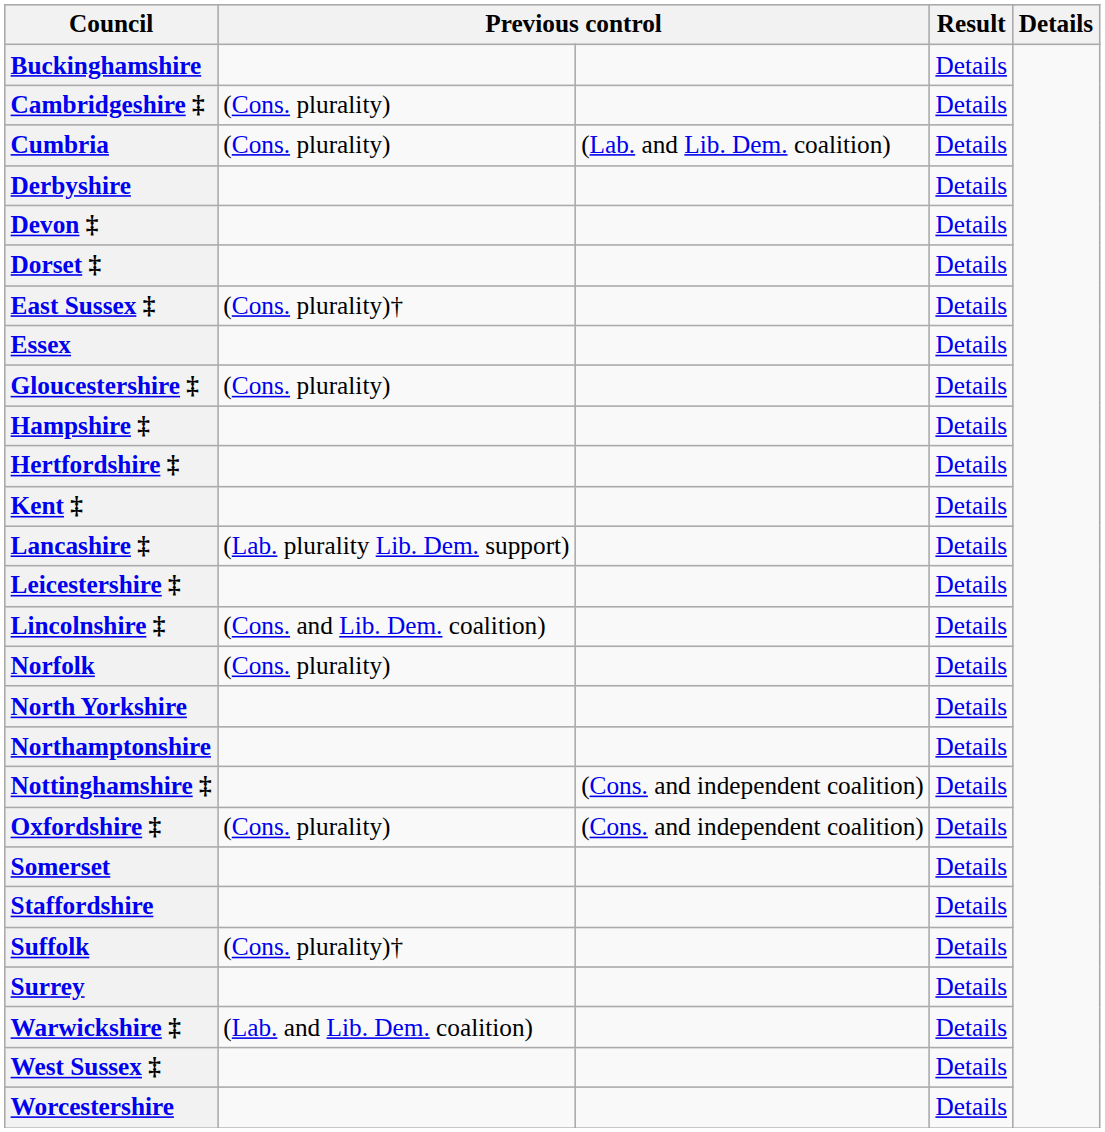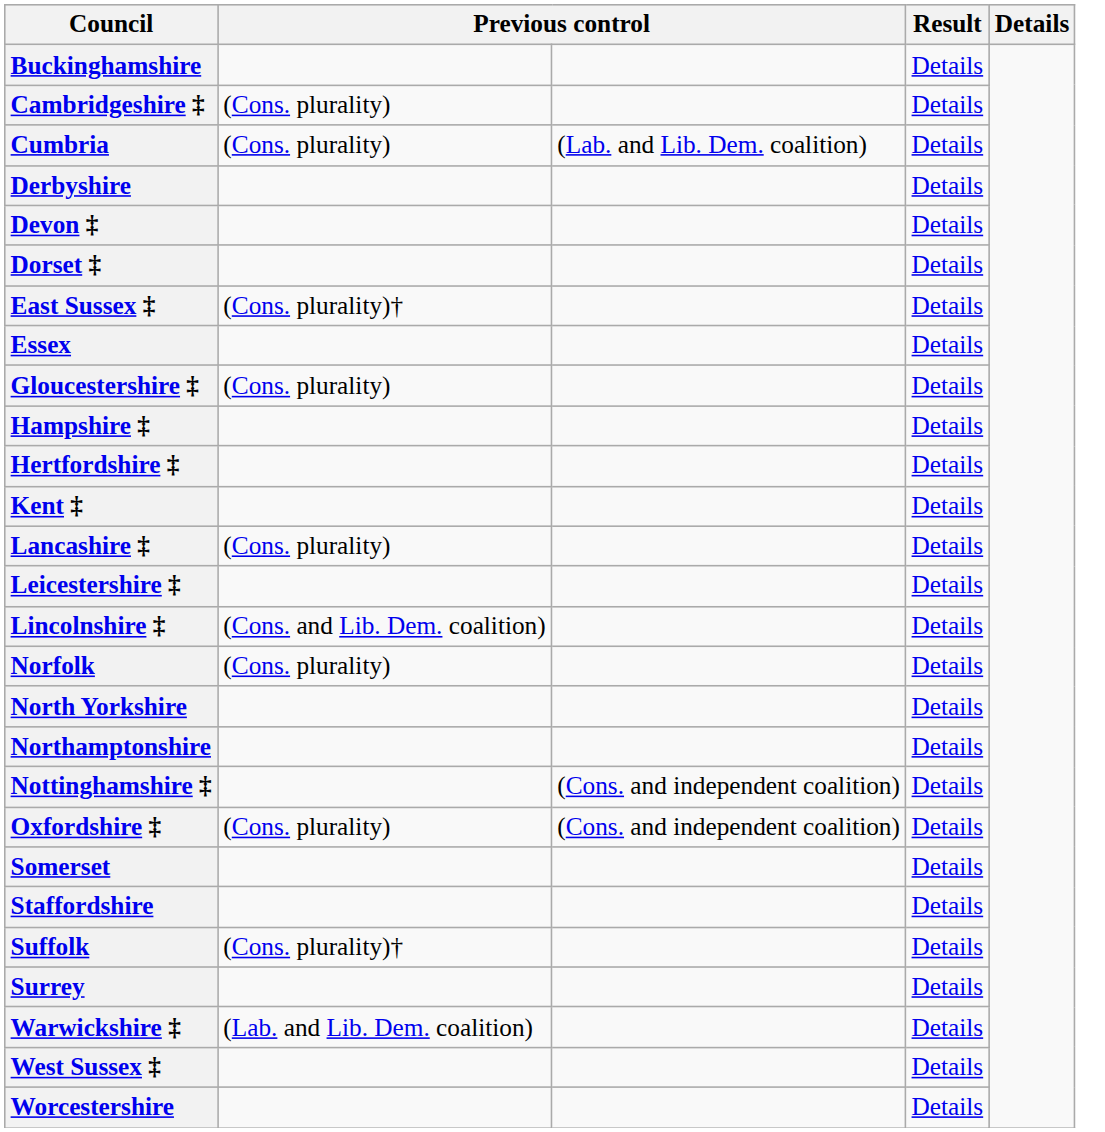(396, 545) (Lab. plurality Lib. Dem. support) -> (307, 545) (Cons. plurality)
